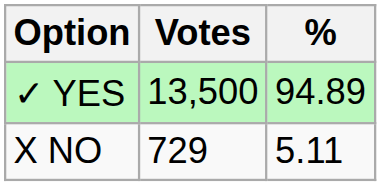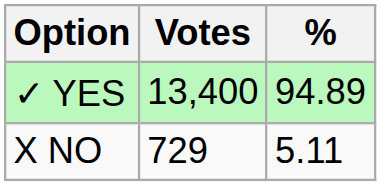(203, 92) 13,500 -> (203, 92) 13,400
